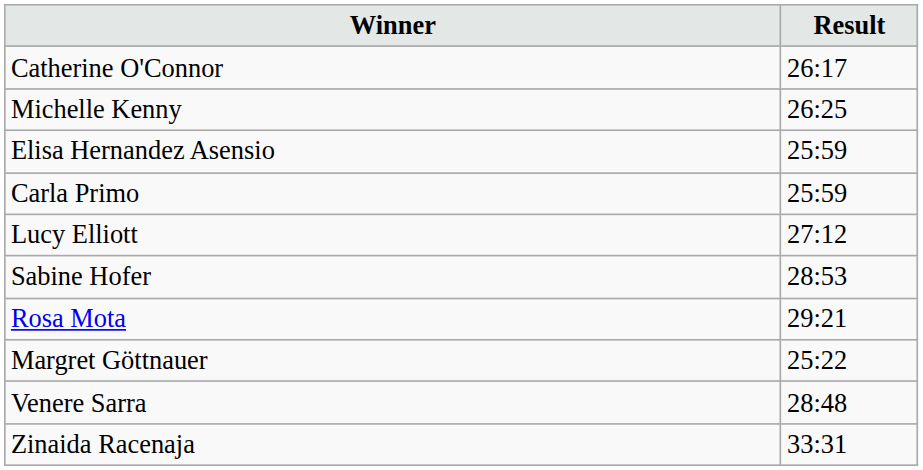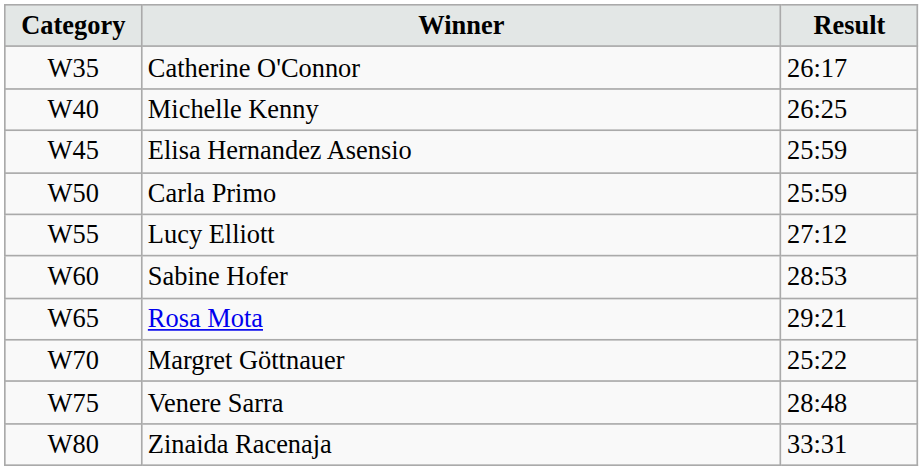+ column: (73, 25)
